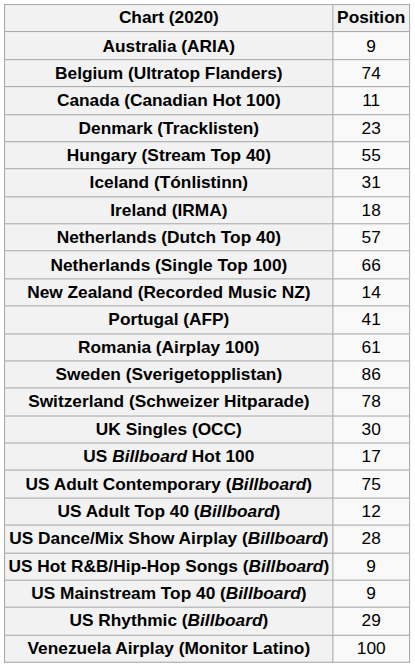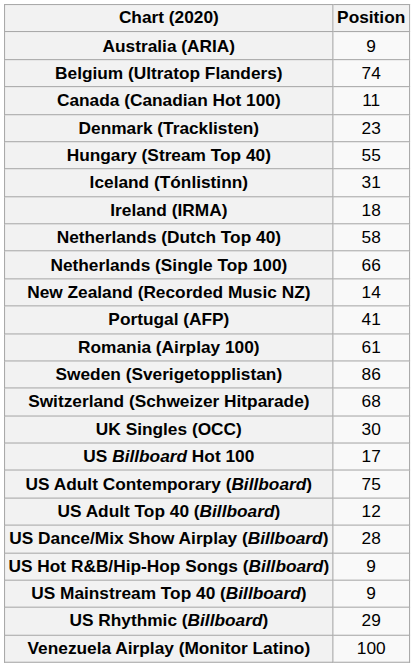(371, 237) 57 -> (371, 237) 58
(371, 401) 78 -> (371, 401) 68
